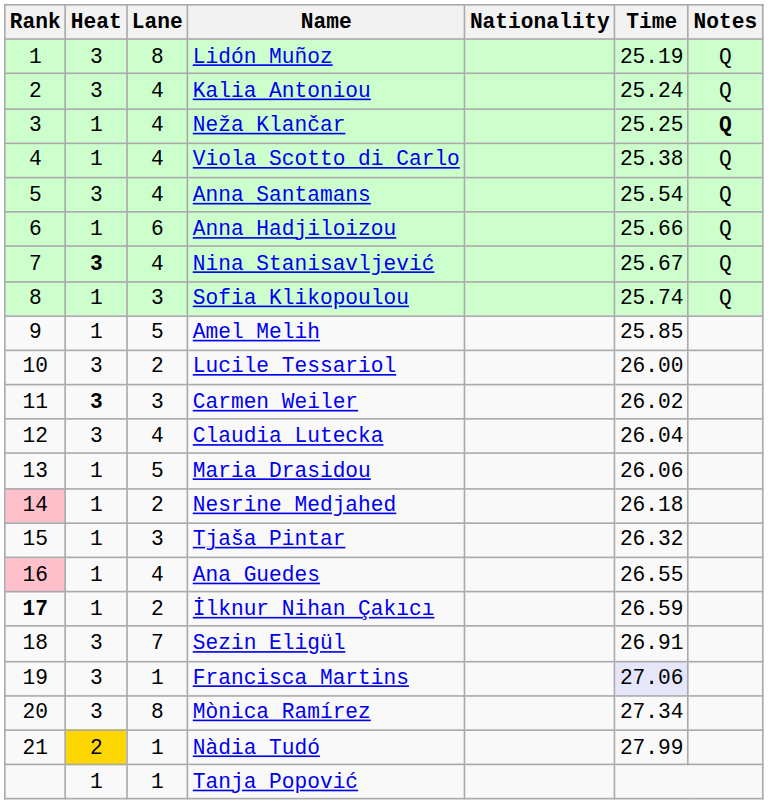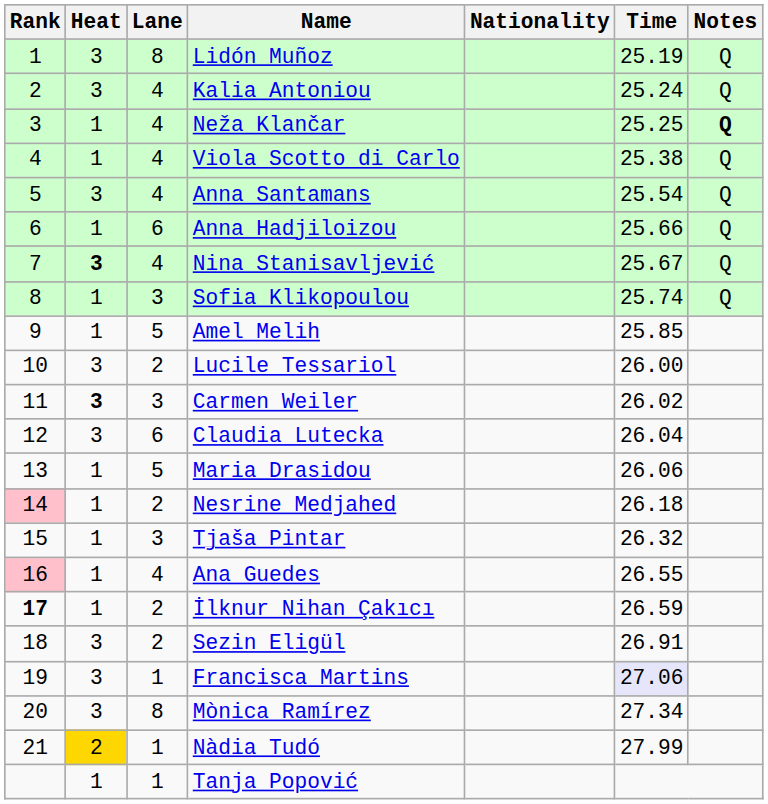(157, 437) 4 -> (157, 437) 6
(157, 644) 7 -> (157, 644) 2
